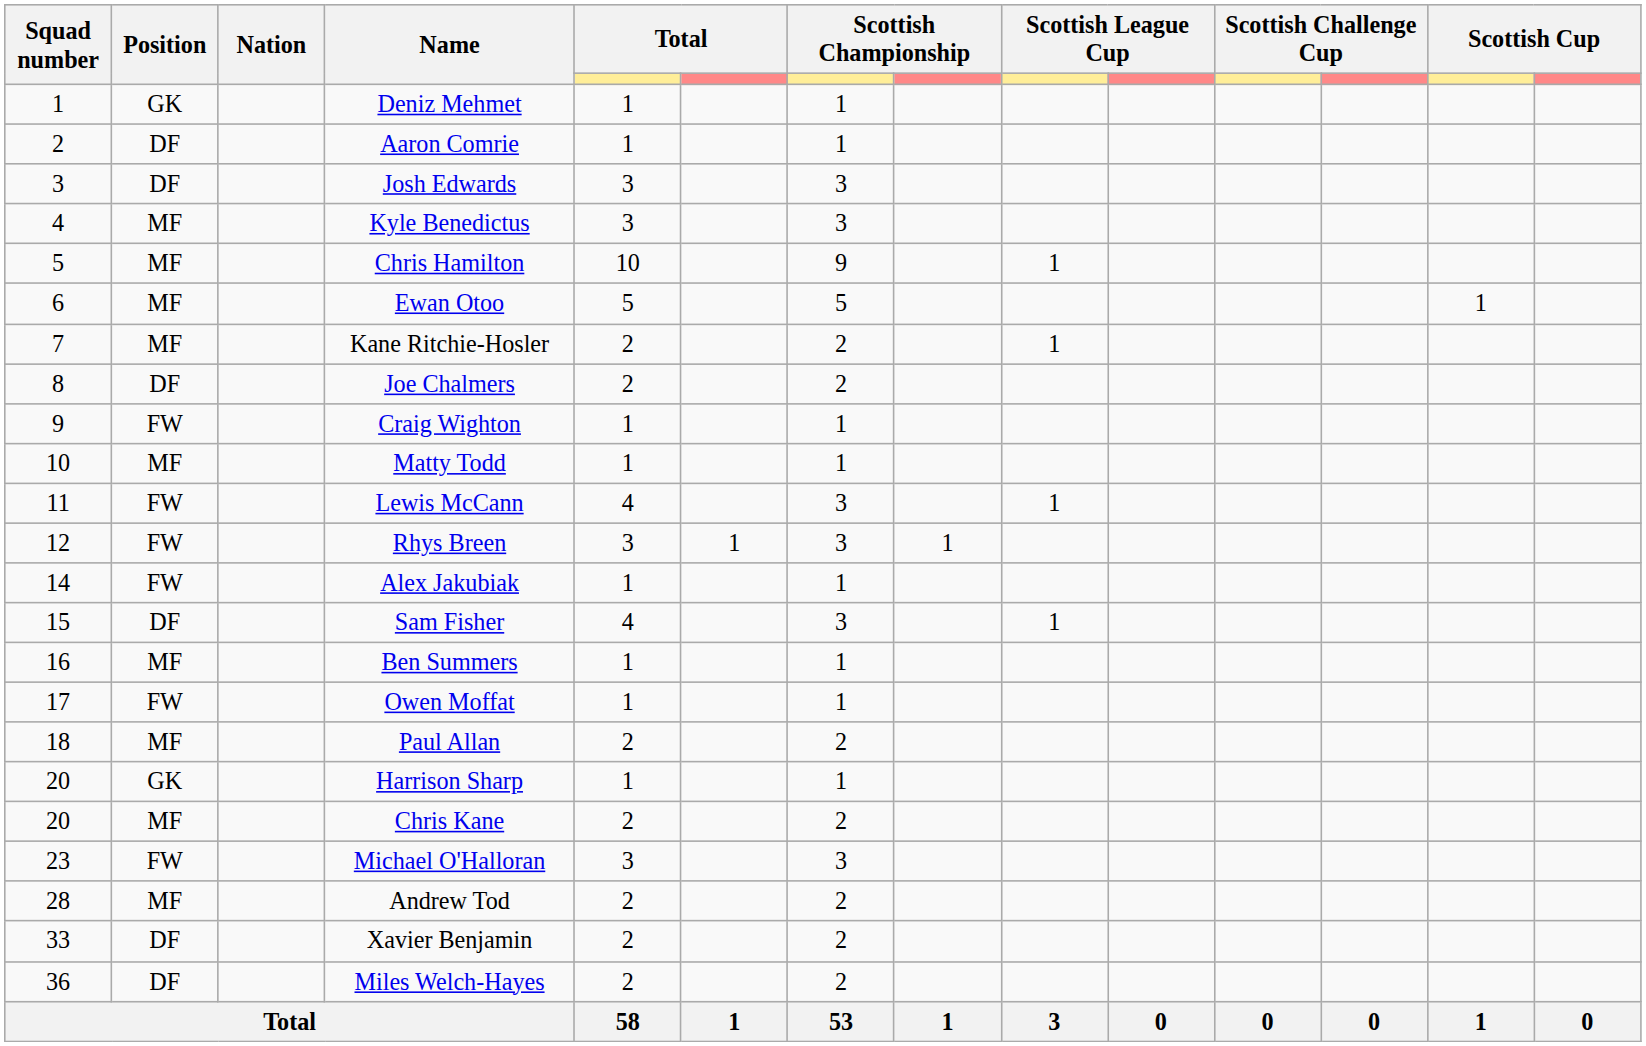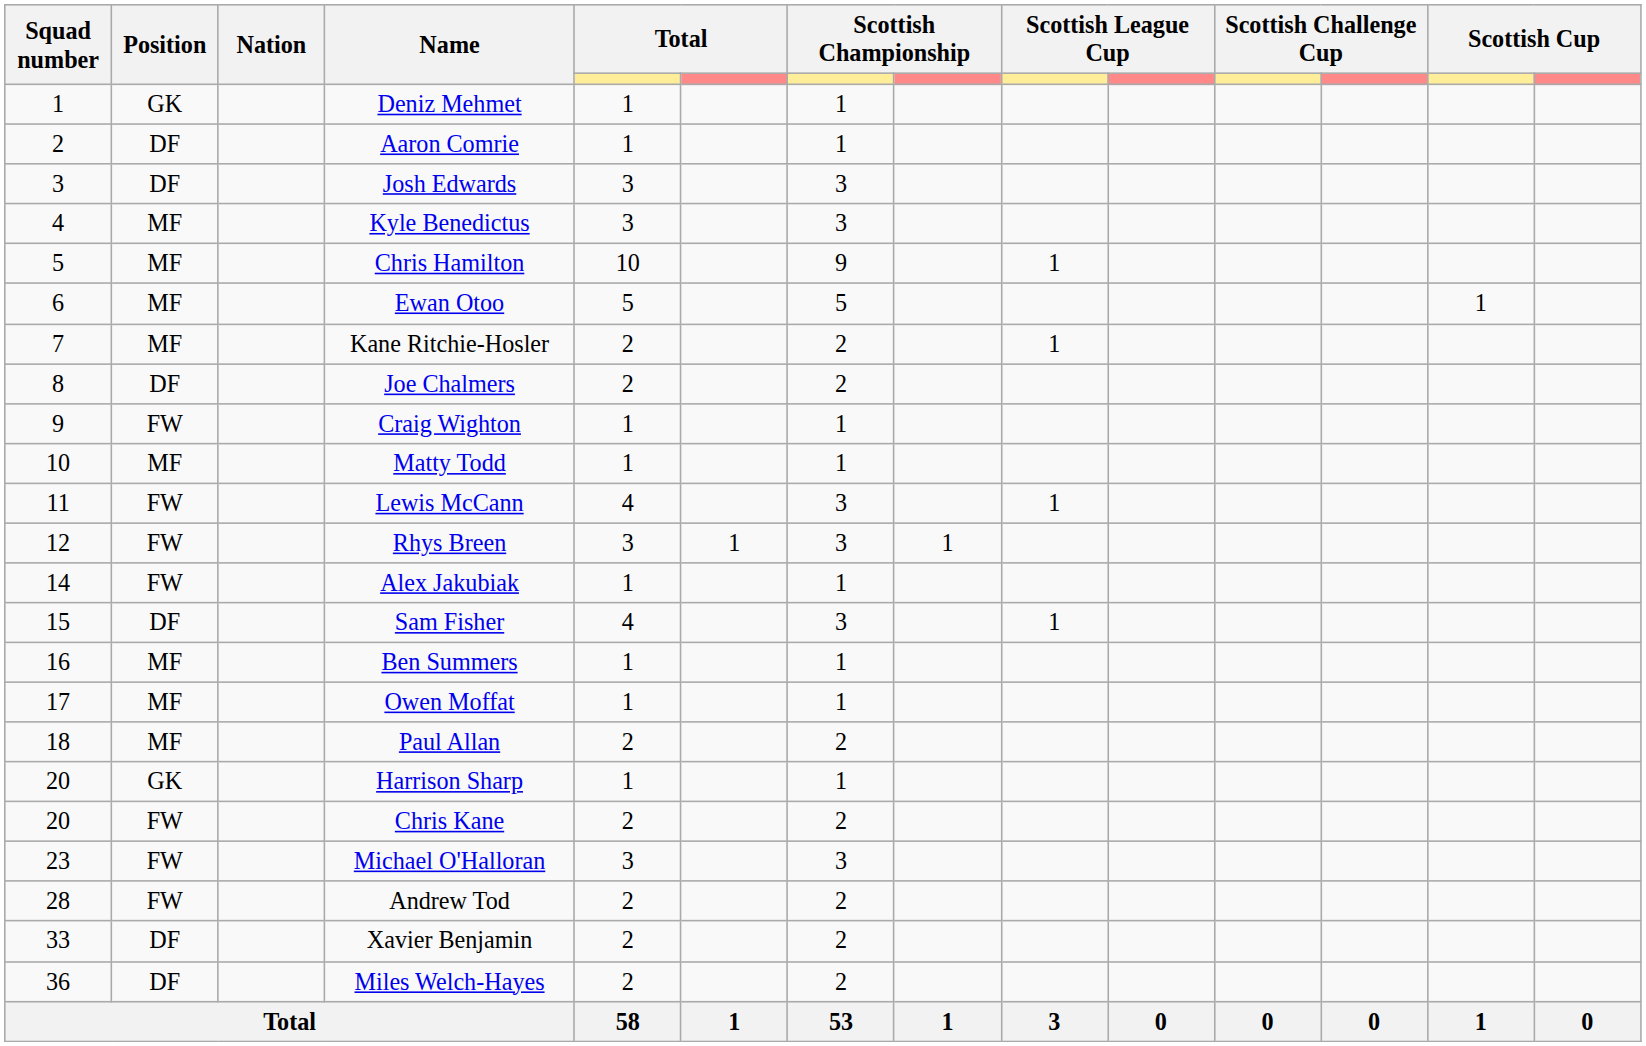(165, 702) FW -> (165, 702) MF
(165, 821) MF -> (165, 821) FW
(165, 901) MF -> (165, 901) FW
